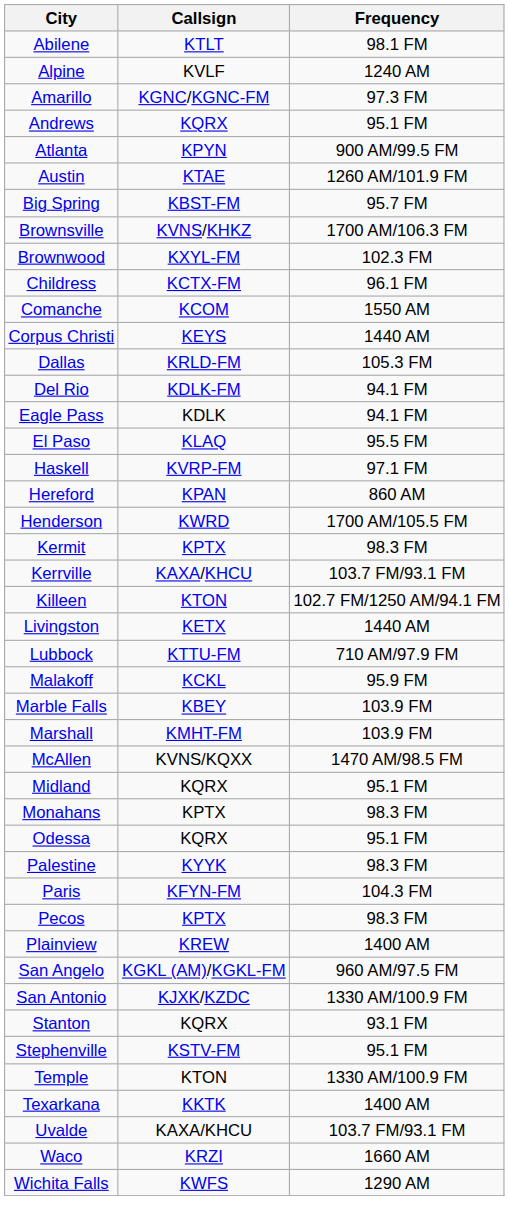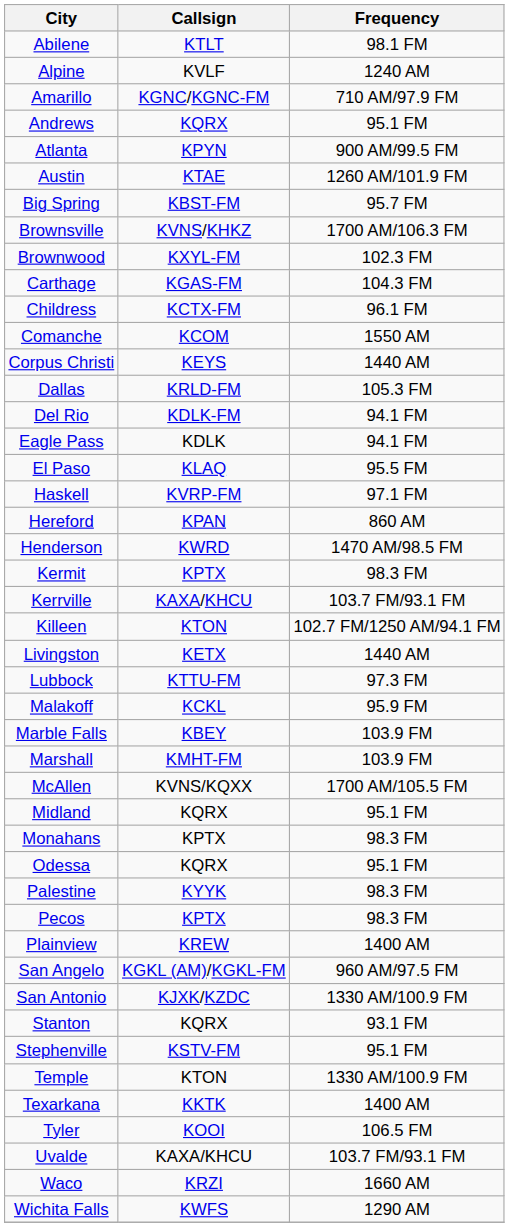(397, 97) 97.3 FM -> (397, 97) 710 AM/97.9 FM
+ row: (61, 283)
(397, 521) 1700 AM/105.5 FM -> (397, 547) 1470 AM/98.5 FM
(397, 653) 710 AM/97.9 FM -> (397, 680) 97.3 FM
(397, 759) 1470 AM/98.5 FM -> (397, 786) 1700 AM/105.5 FM
- row: (61, 891)
+ row: (61, 1130)
